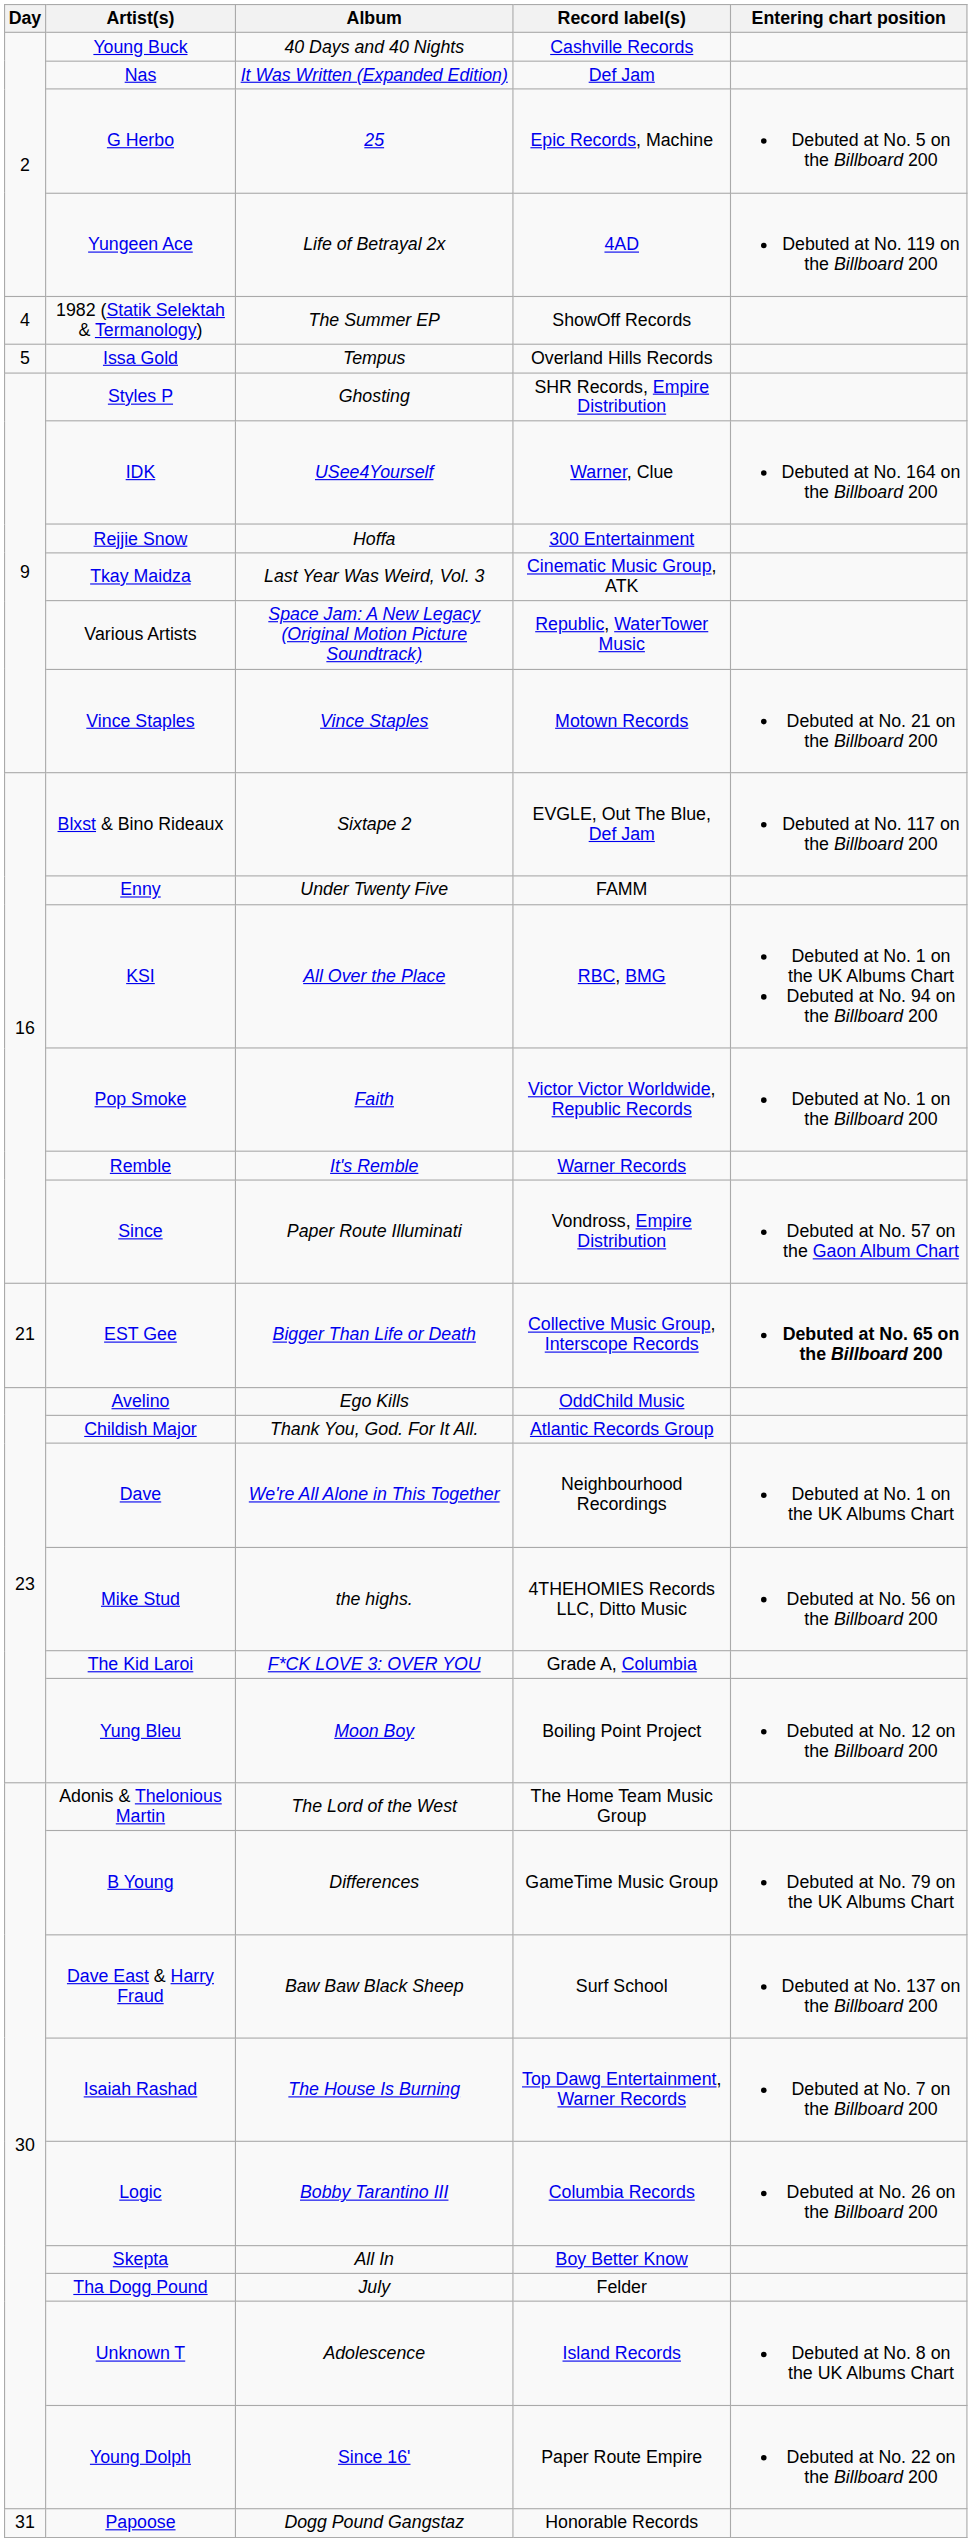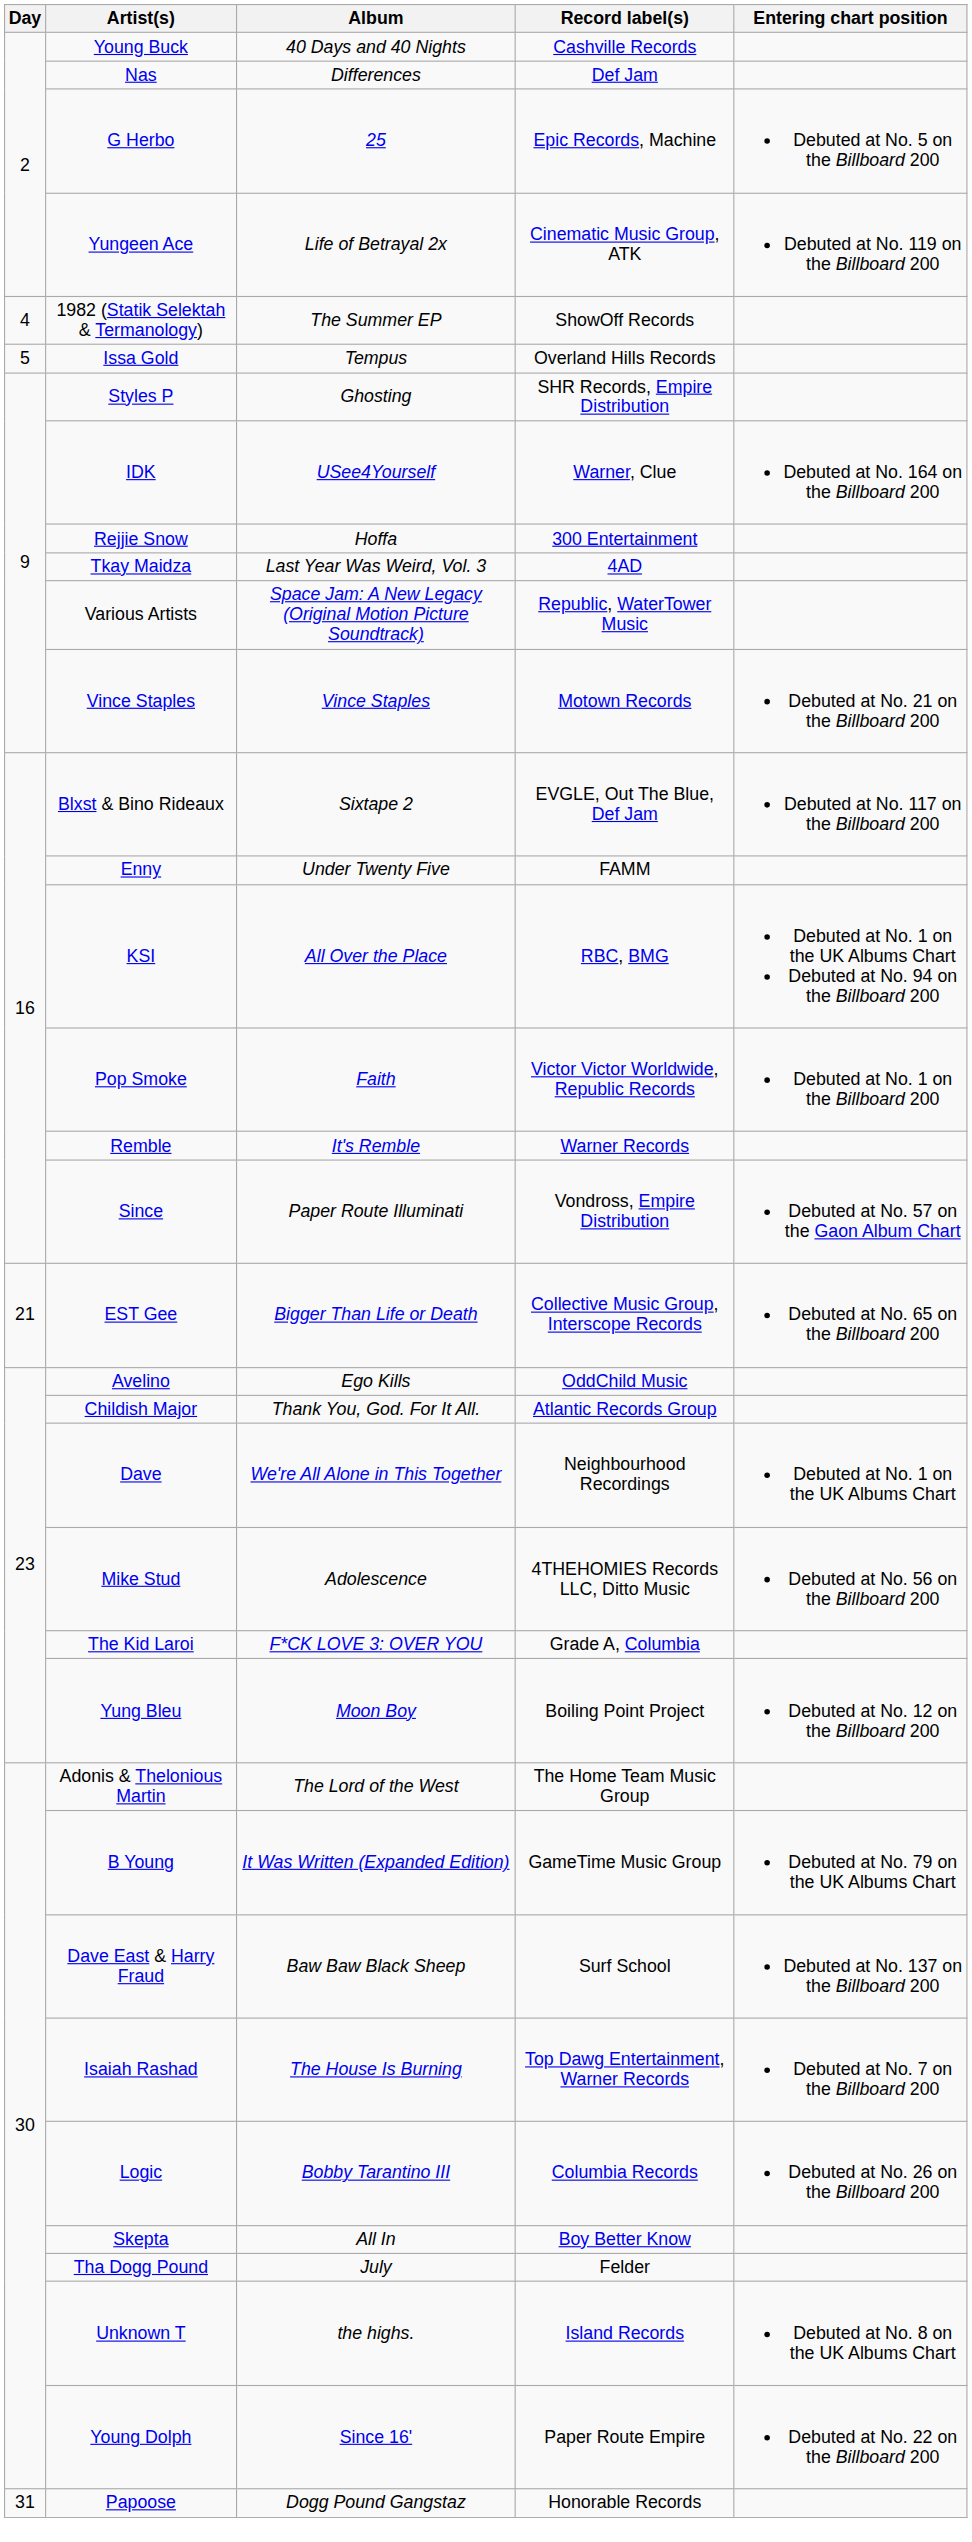(374, 74) It Was Written (Expanded Edition) -> (376, 74) Differences
(622, 244) 4AD -> (625, 244) Cinematic Music Group, ATK
(622, 576) Cinematic Music Group, ATK -> (625, 566) 4AD
(849, 1345) bold -> (851, 1325) normal
(374, 1598) the highs. -> (376, 1578) Adolescence
(374, 1882) Differences -> (376, 1862) It Was Written (Expanded Edition)
(374, 2353) Adolescence -> (376, 2333) the highs.
